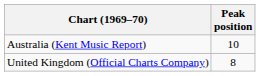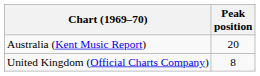(233, 44) 10 -> (233, 44) 20
